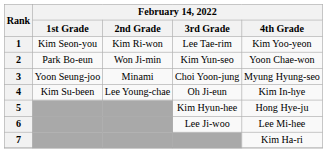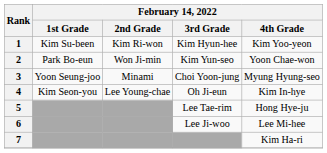(67, 44) Kim Seon-you -> (67, 44) Kim Su-been
(207, 44) Lee Tae-rim -> (207, 44) Kim Hyun-hee
(67, 92) Kim Su-been -> (67, 92) Kim Seon-you
(207, 108) Kim Hyun-hee -> (207, 108) Lee Tae-rim
